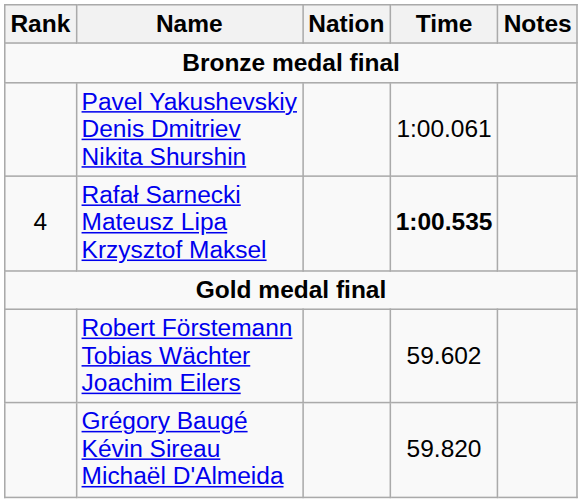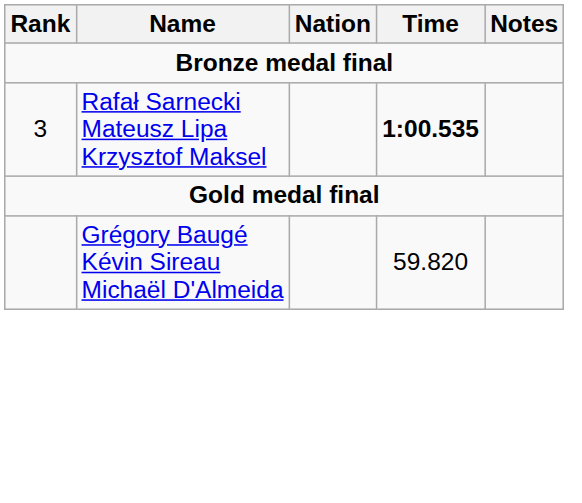- row: (189, 129)
(40, 223) 4 -> (40, 129) 3
- row: (187, 355)
